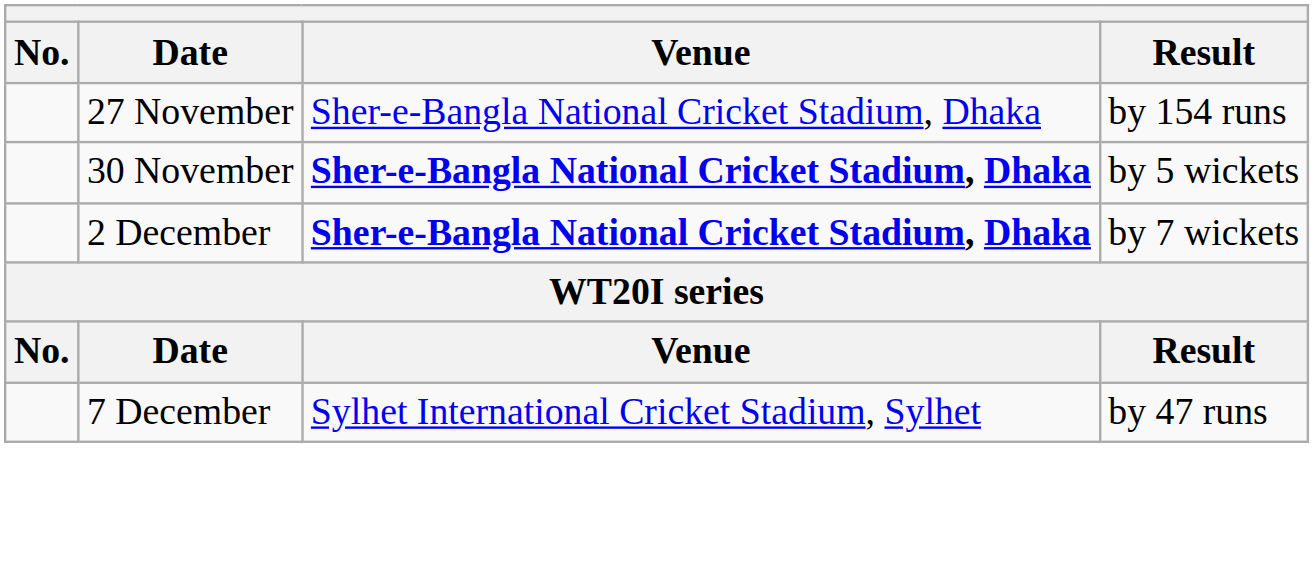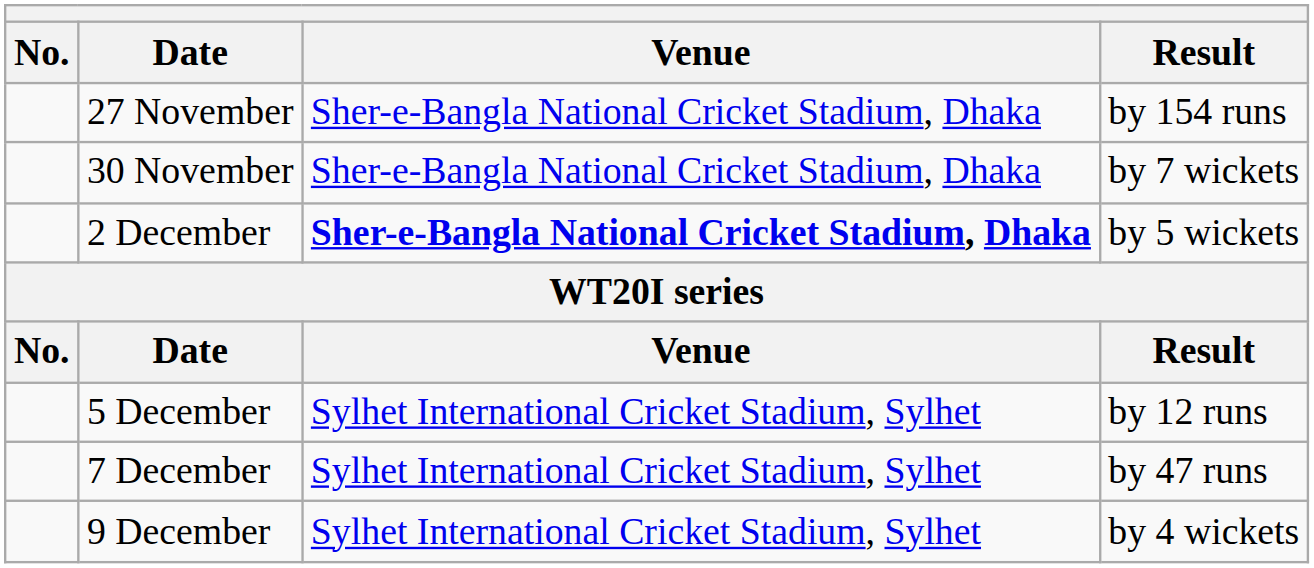(701, 171) bold -> (676, 171) normal
(1204, 171) by 5 wickets -> (1204, 171) by 7 wickets
(1204, 231) by 7 wickets -> (1204, 231) by 5 wickets
+ row: (179, 411)
+ row: (179, 530)
